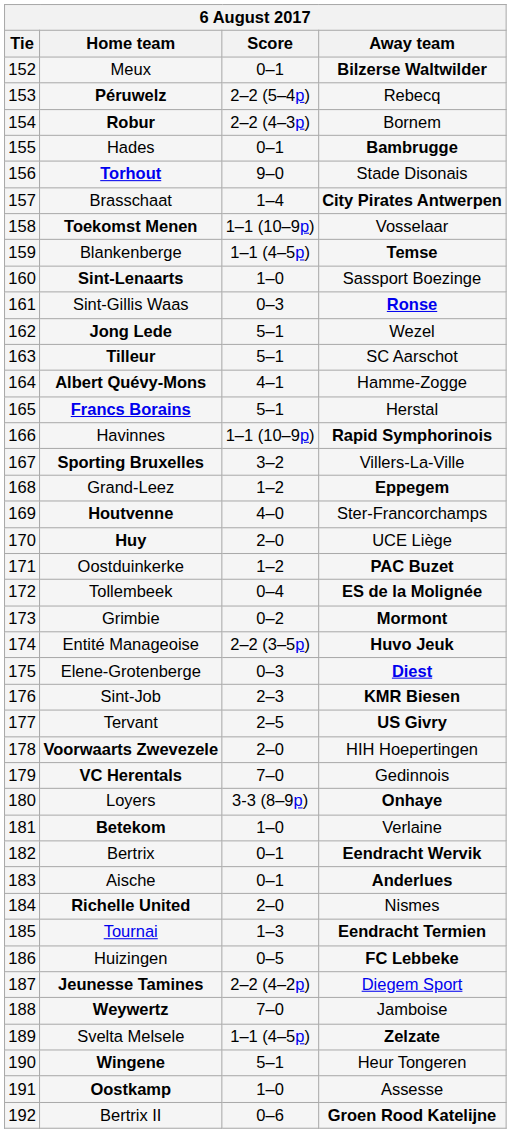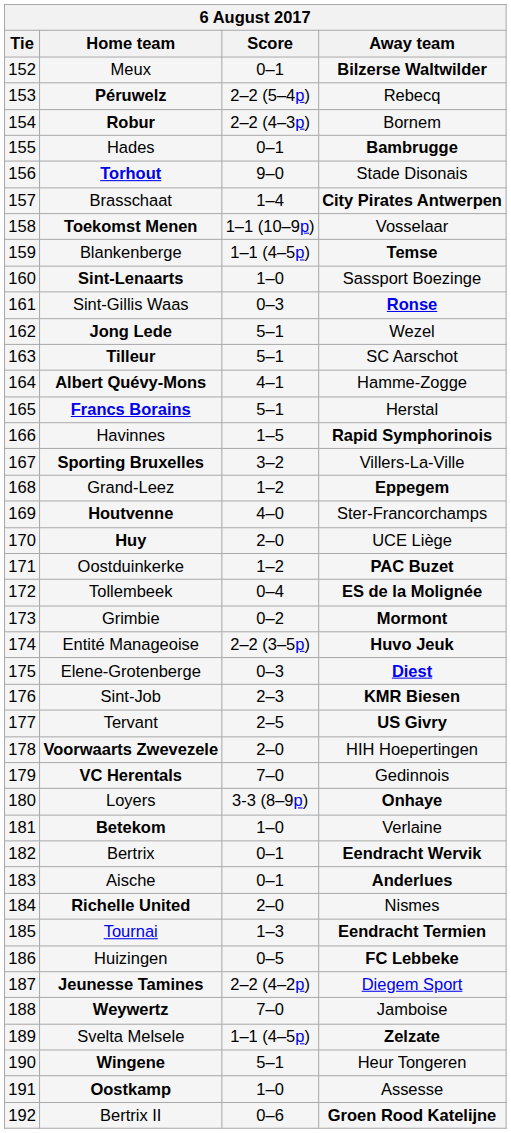(270, 435) 1–1 (10–9p) -> (270, 435) 1–5
